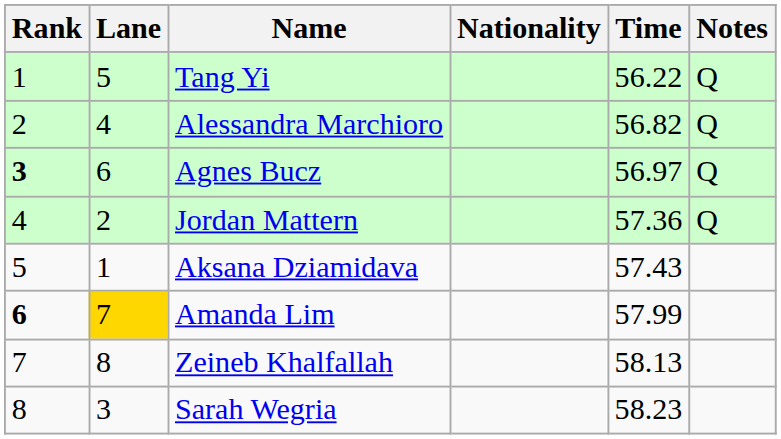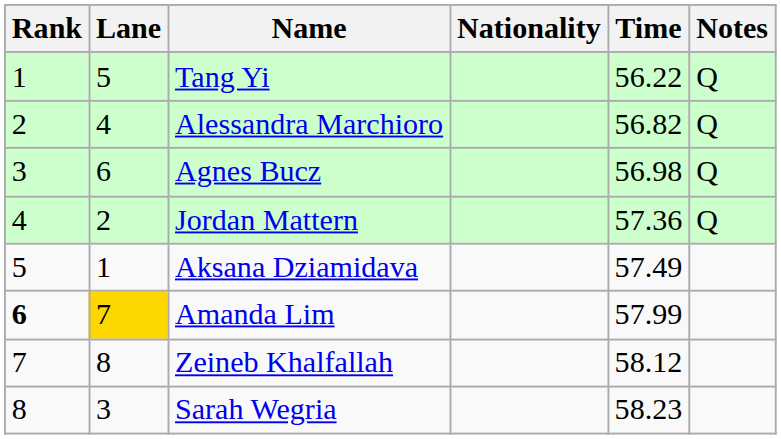(19, 171) bold -> (19, 171) normal
(648, 171) 56.97 -> (648, 171) 56.98
(648, 266) 57.43 -> (648, 266) 57.49
(648, 362) 58.13 -> (648, 362) 58.12
